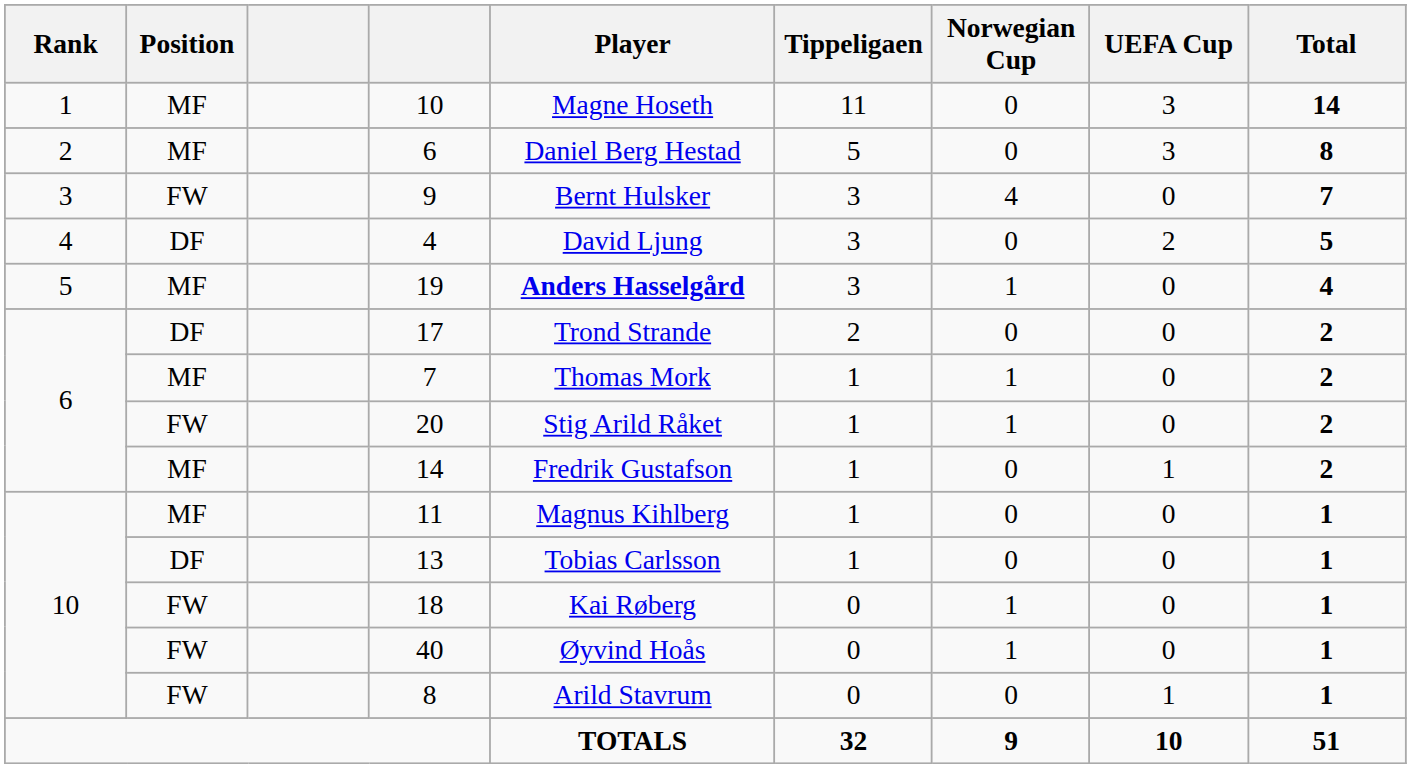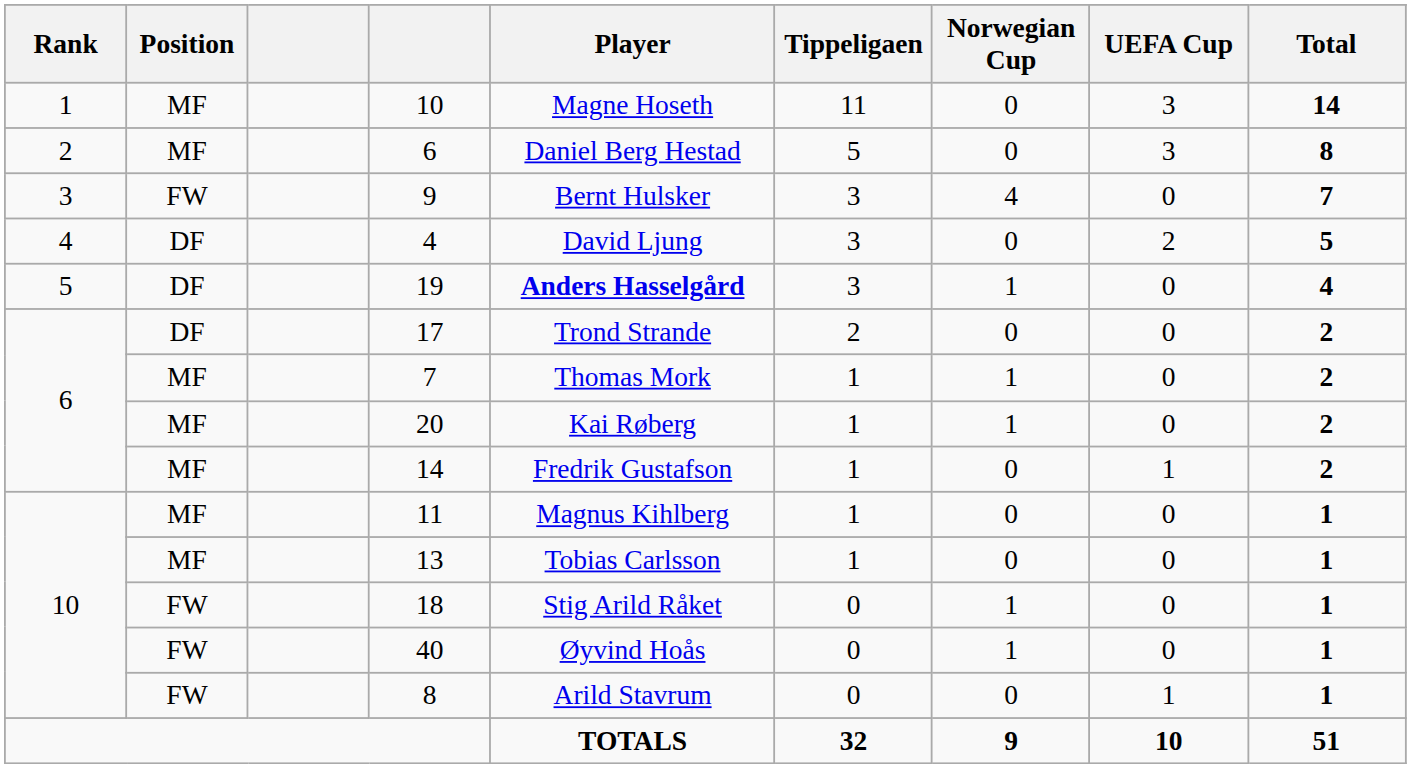(187, 286) MF -> (187, 286) DF
(187, 422) FW -> (187, 422) MF
(633, 422) Stig Arild Råket -> (633, 422) Kai Røberg
(187, 558) DF -> (187, 558) MF
(633, 604) Kai Røberg -> (633, 604) Stig Arild Råket
